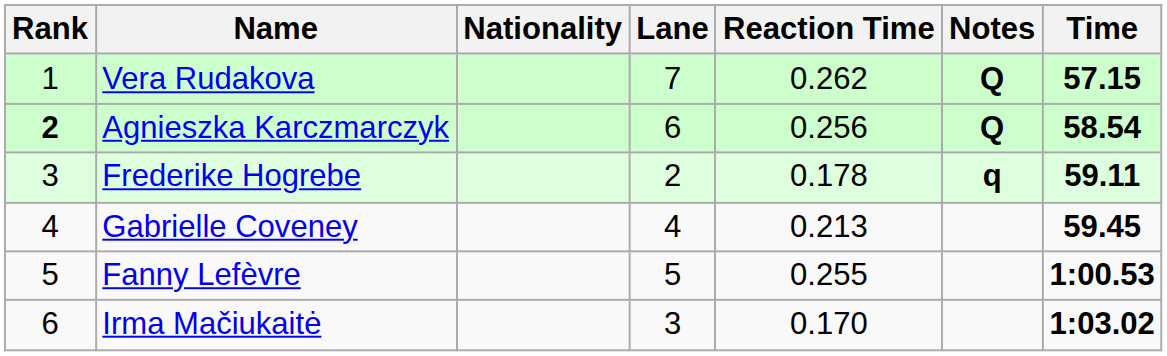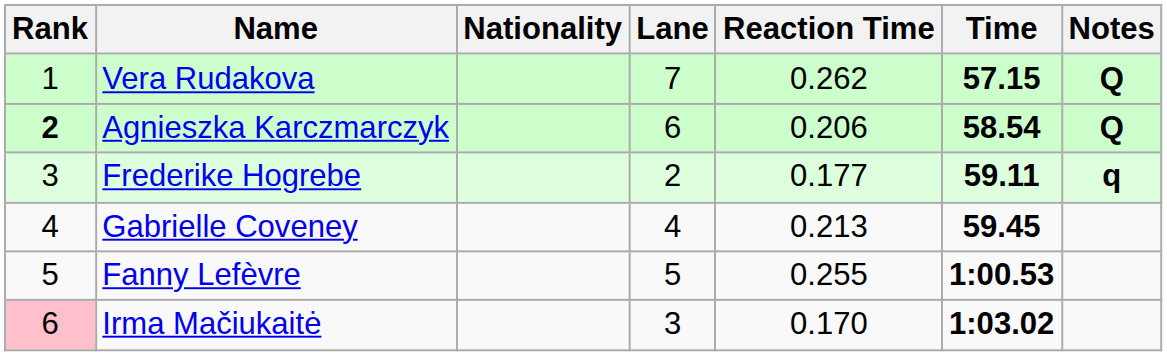columns swapped: (1102, 29) <-> (992, 29)
(829, 127) 0.256 -> (829, 127) 0.206
(829, 176) 0.178 -> (829, 176) 0.177
(50, 324) no background -> (50, 324) pink background
